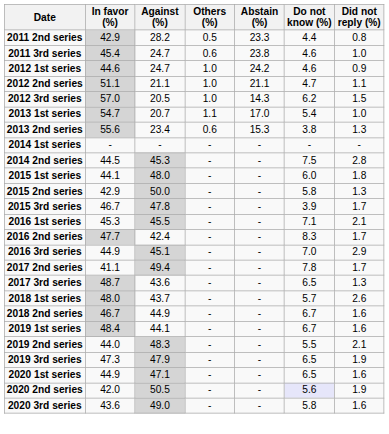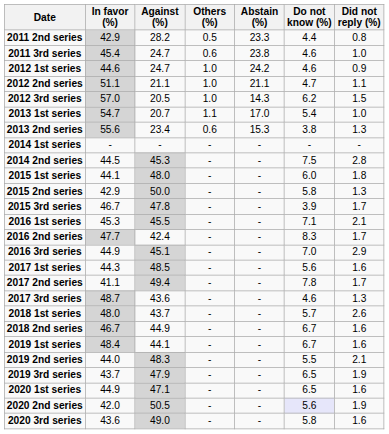+ row: (45, 267)
(309, 282) 6.5 -> (309, 298) 4.6
(110, 359) 47.3 -> (110, 374) 43.7
